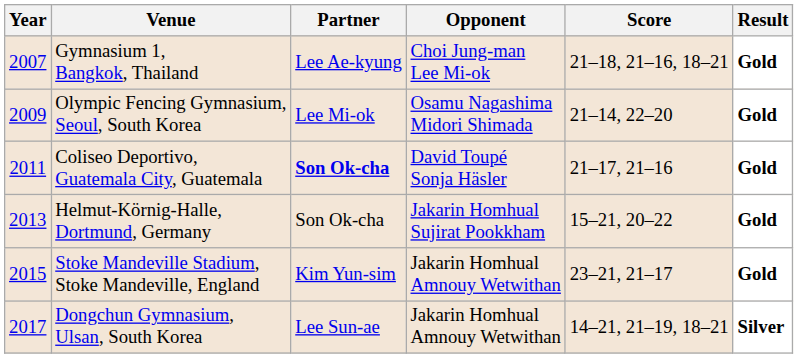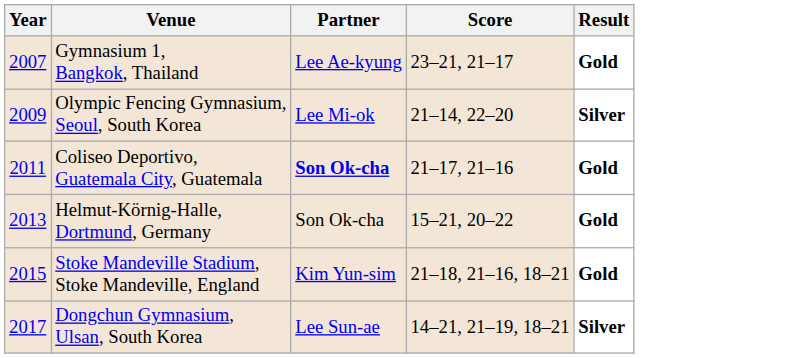- column: (486, 20)
(649, 62) 21–18, 21–16, 18–21 -> (462, 62) 23–21, 21–17
(757, 115) Gold -> (602, 115) Silver
(621, 274) 23–21, 21–17 -> (490, 274) 21–18, 21–16, 18–21
